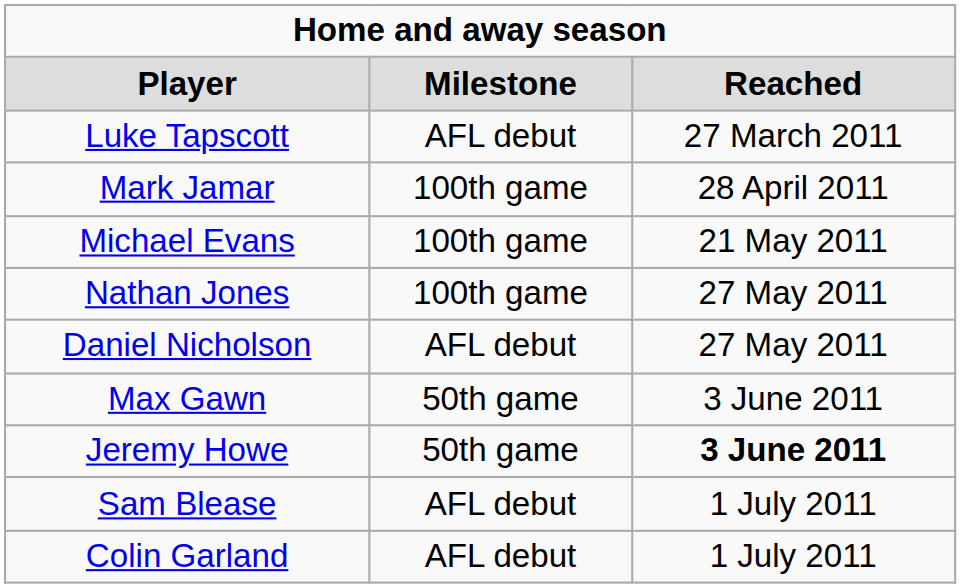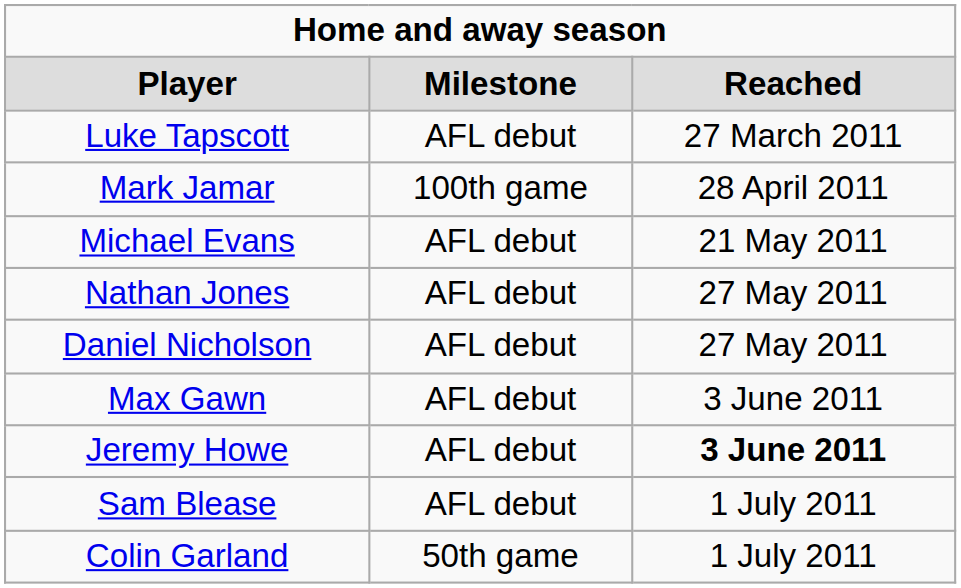(500, 240) 100th game -> (500, 240) AFL debut
(500, 293) 100th game -> (500, 293) AFL debut
(500, 398) 50th game -> (500, 398) AFL debut
(500, 450) 50th game -> (500, 450) AFL debut
(500, 556) AFL debut -> (500, 556) 50th game
